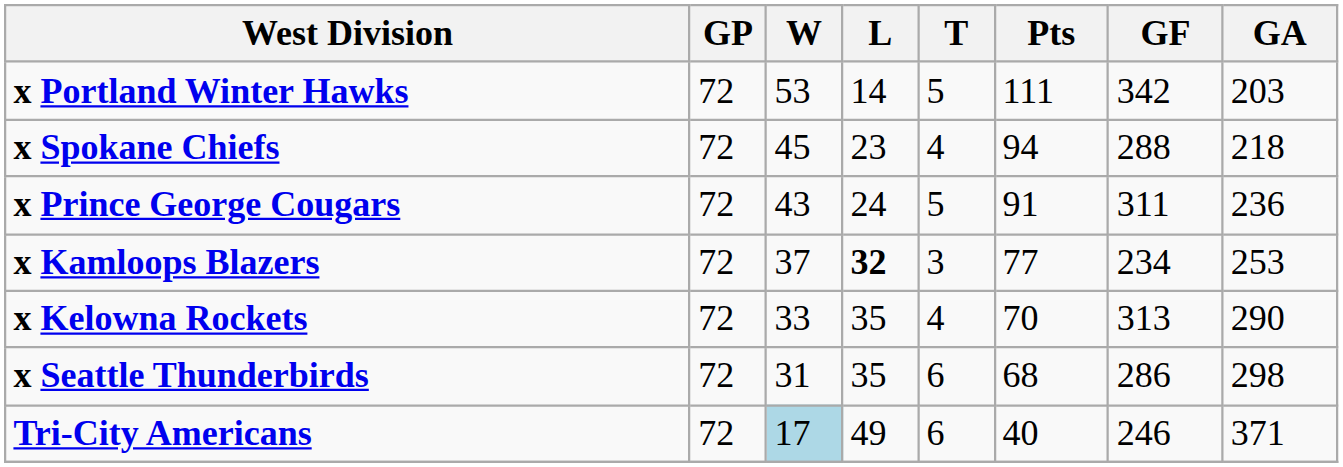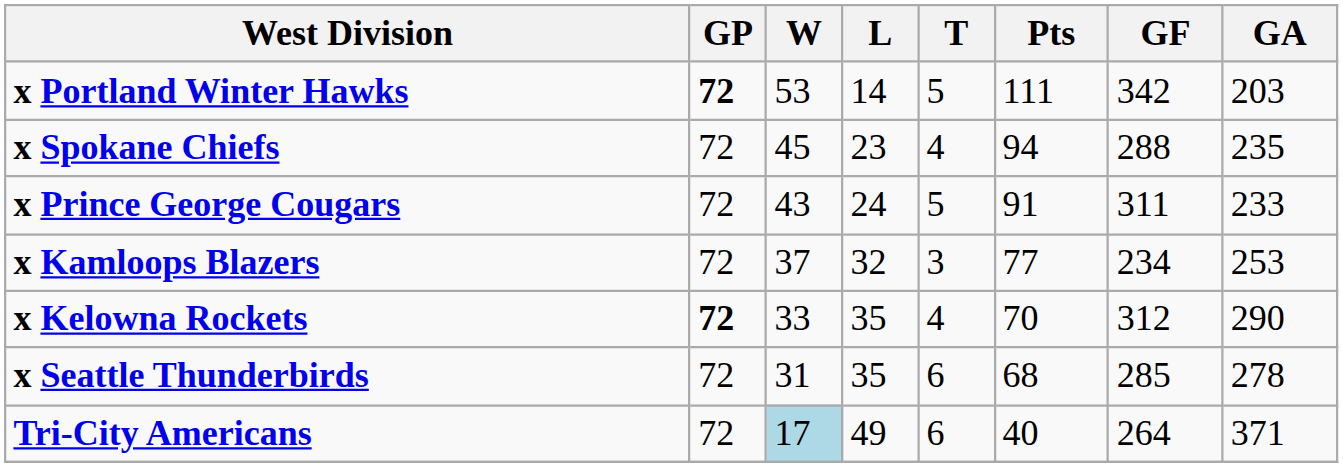(716, 90) normal -> (716, 90) bold
(1258, 147) 218 -> (1258, 147) 235
(1258, 204) 236 -> (1258, 204) 233
(868, 261) bold -> (868, 261) normal
(716, 318) normal -> (716, 318) bold
(1144, 318) 313 -> (1144, 318) 312
(1144, 375) 286 -> (1144, 375) 285
(1258, 375) 298 -> (1258, 375) 278
(1144, 432) 246 -> (1144, 432) 264
